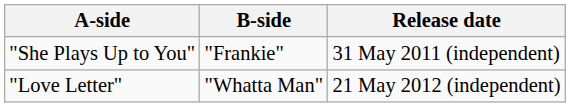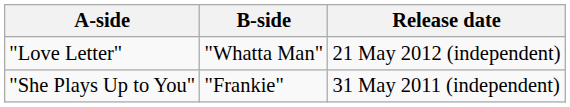rows swapped: (102, 53) <-> (66, 85)
